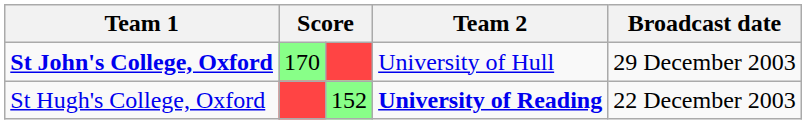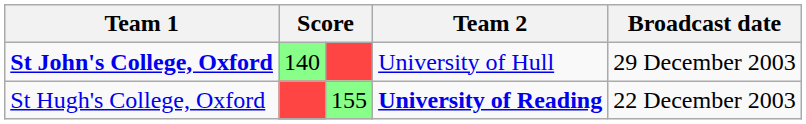(302, 61) 170 -> (302, 61) 140
(349, 99) 152 -> (349, 99) 155
